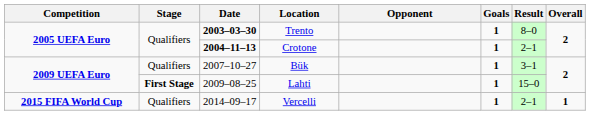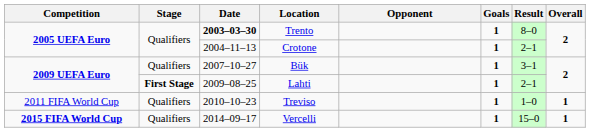(230, 48) bold -> (230, 48) normal
(529, 83) 15–0 -> (529, 83) 2–1
+ row: (299, 101)
(529, 101) 2–1 -> (529, 119) 15–0
